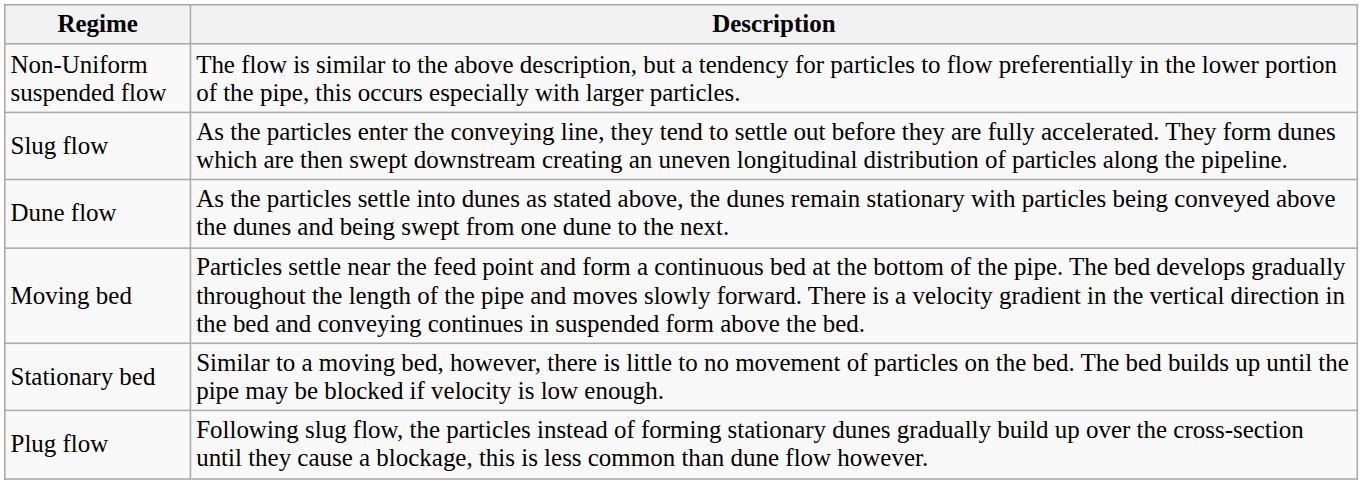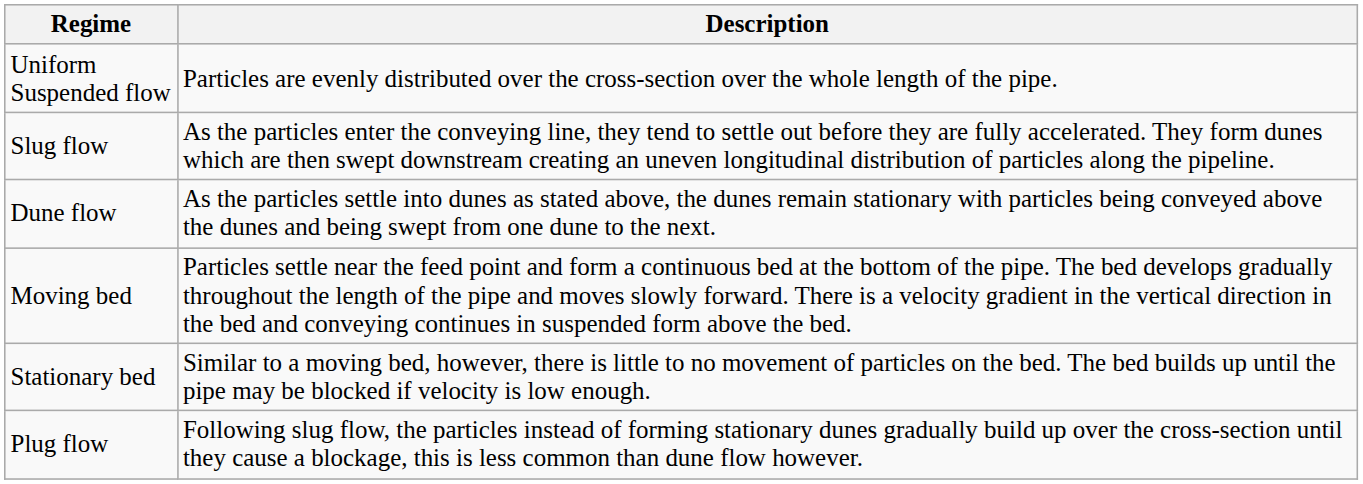+ row: (91, 77)
- row: (89, 77)
